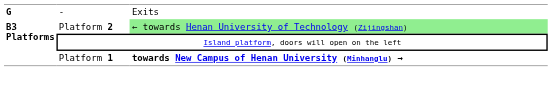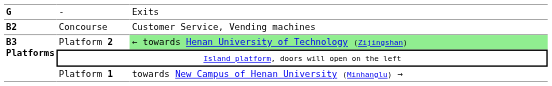+ row: (83, 27)
(267, 58) bold -> (267, 74) normal
